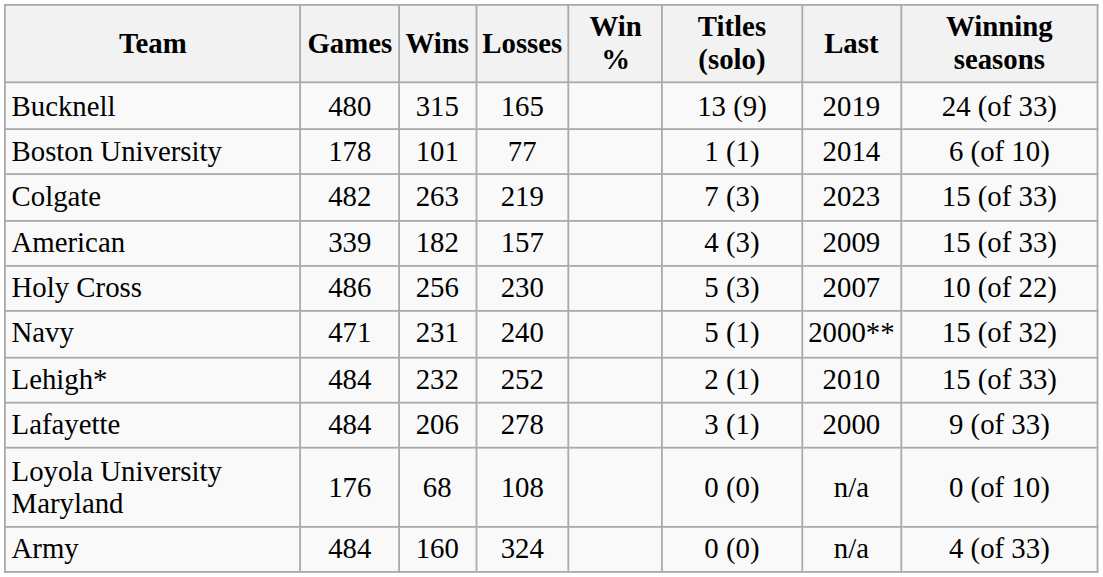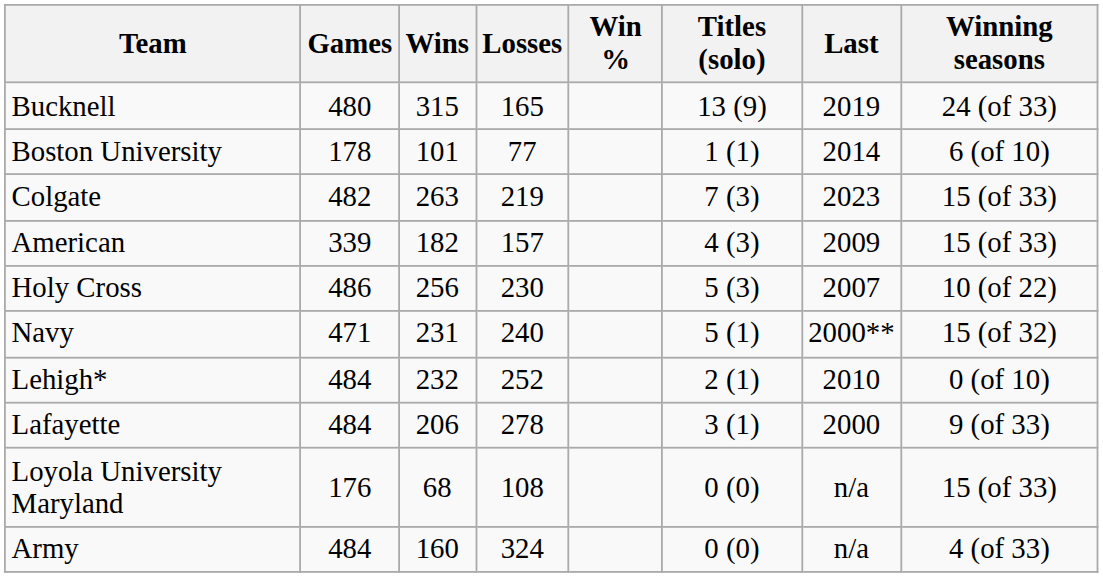(999, 379) 15 (of 33) -> (999, 379) 0 (of 10)
(999, 487) 0 (of 10) -> (999, 487) 15 (of 33)
